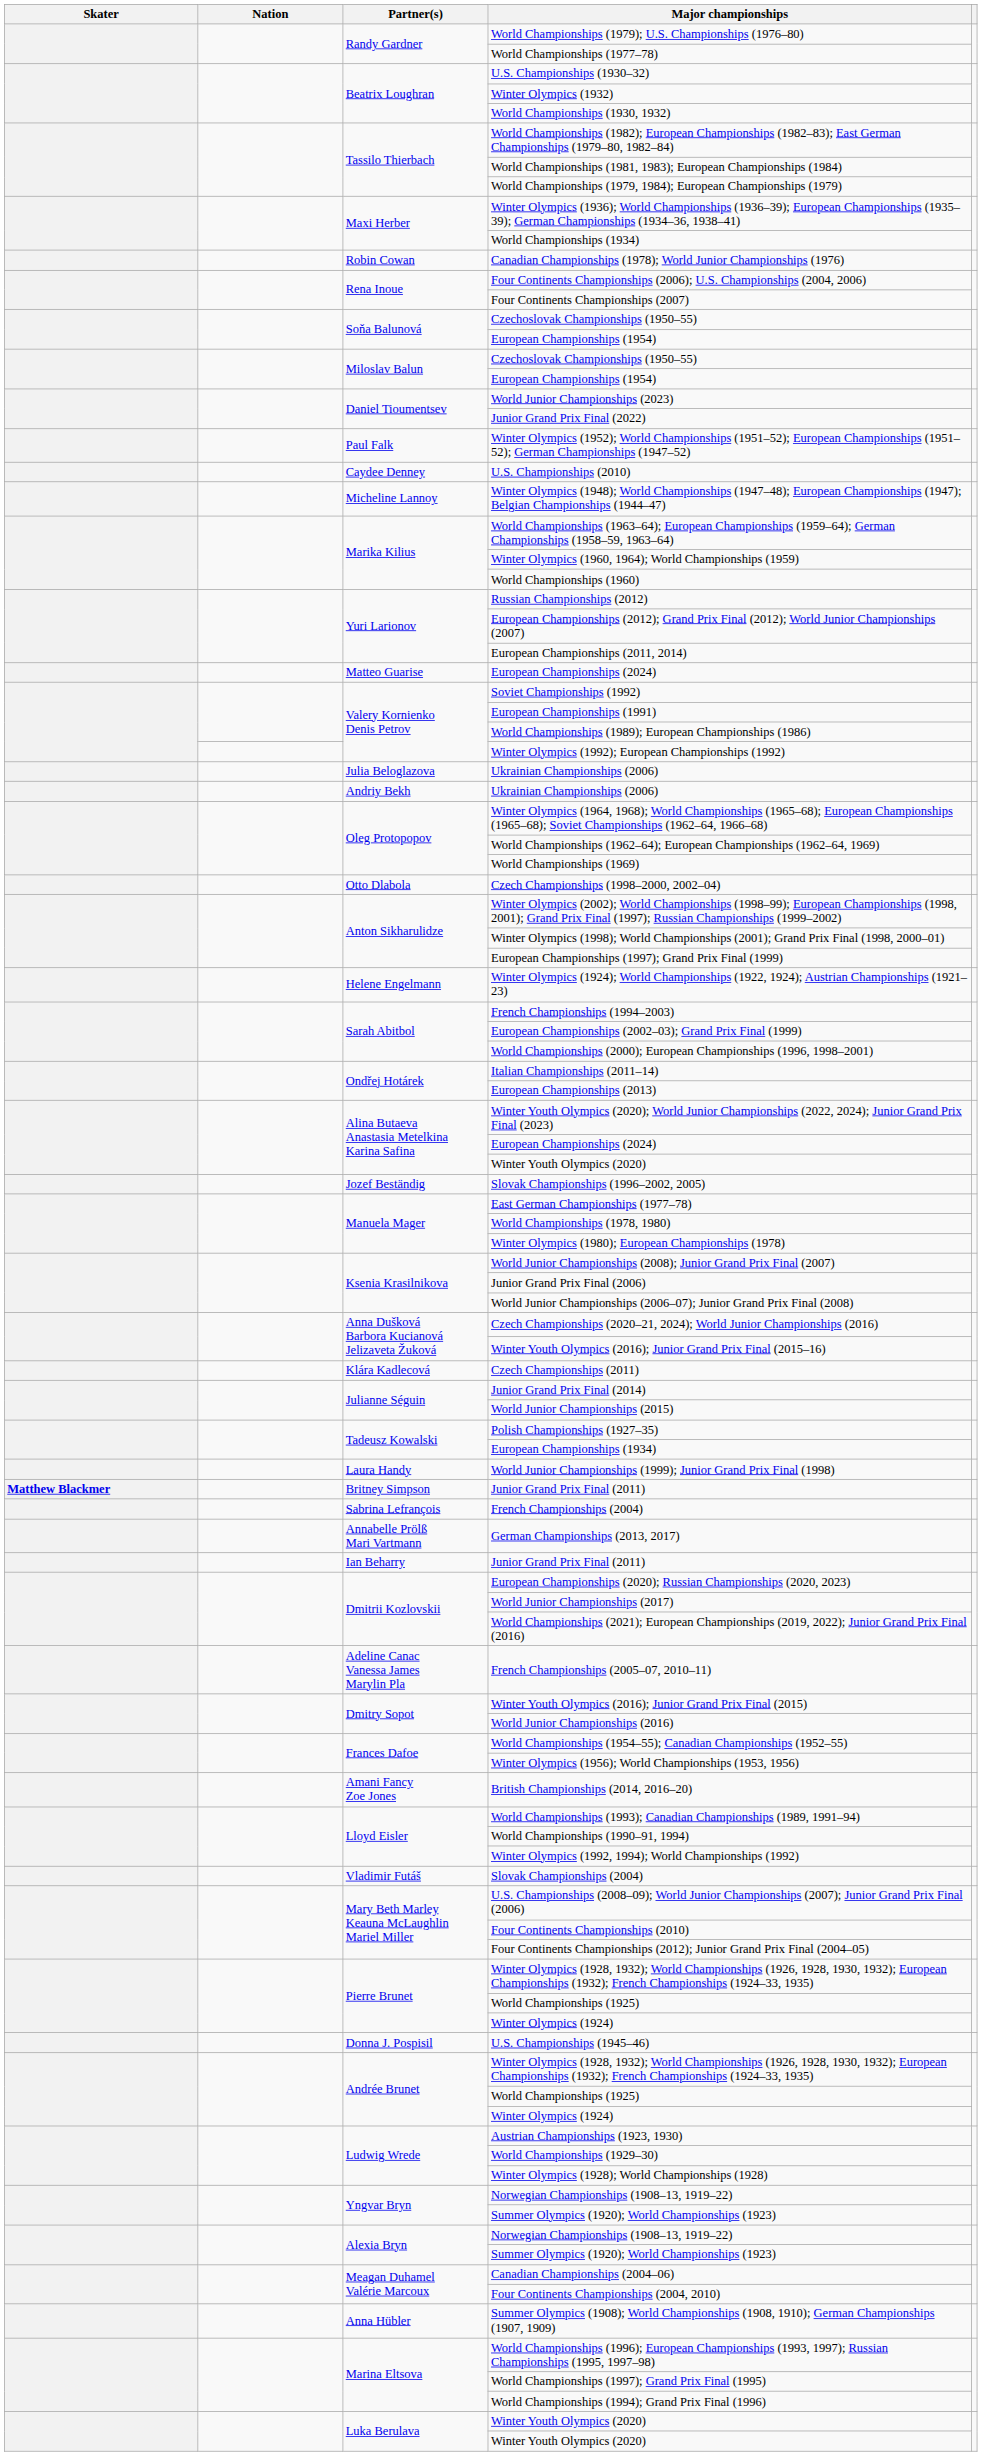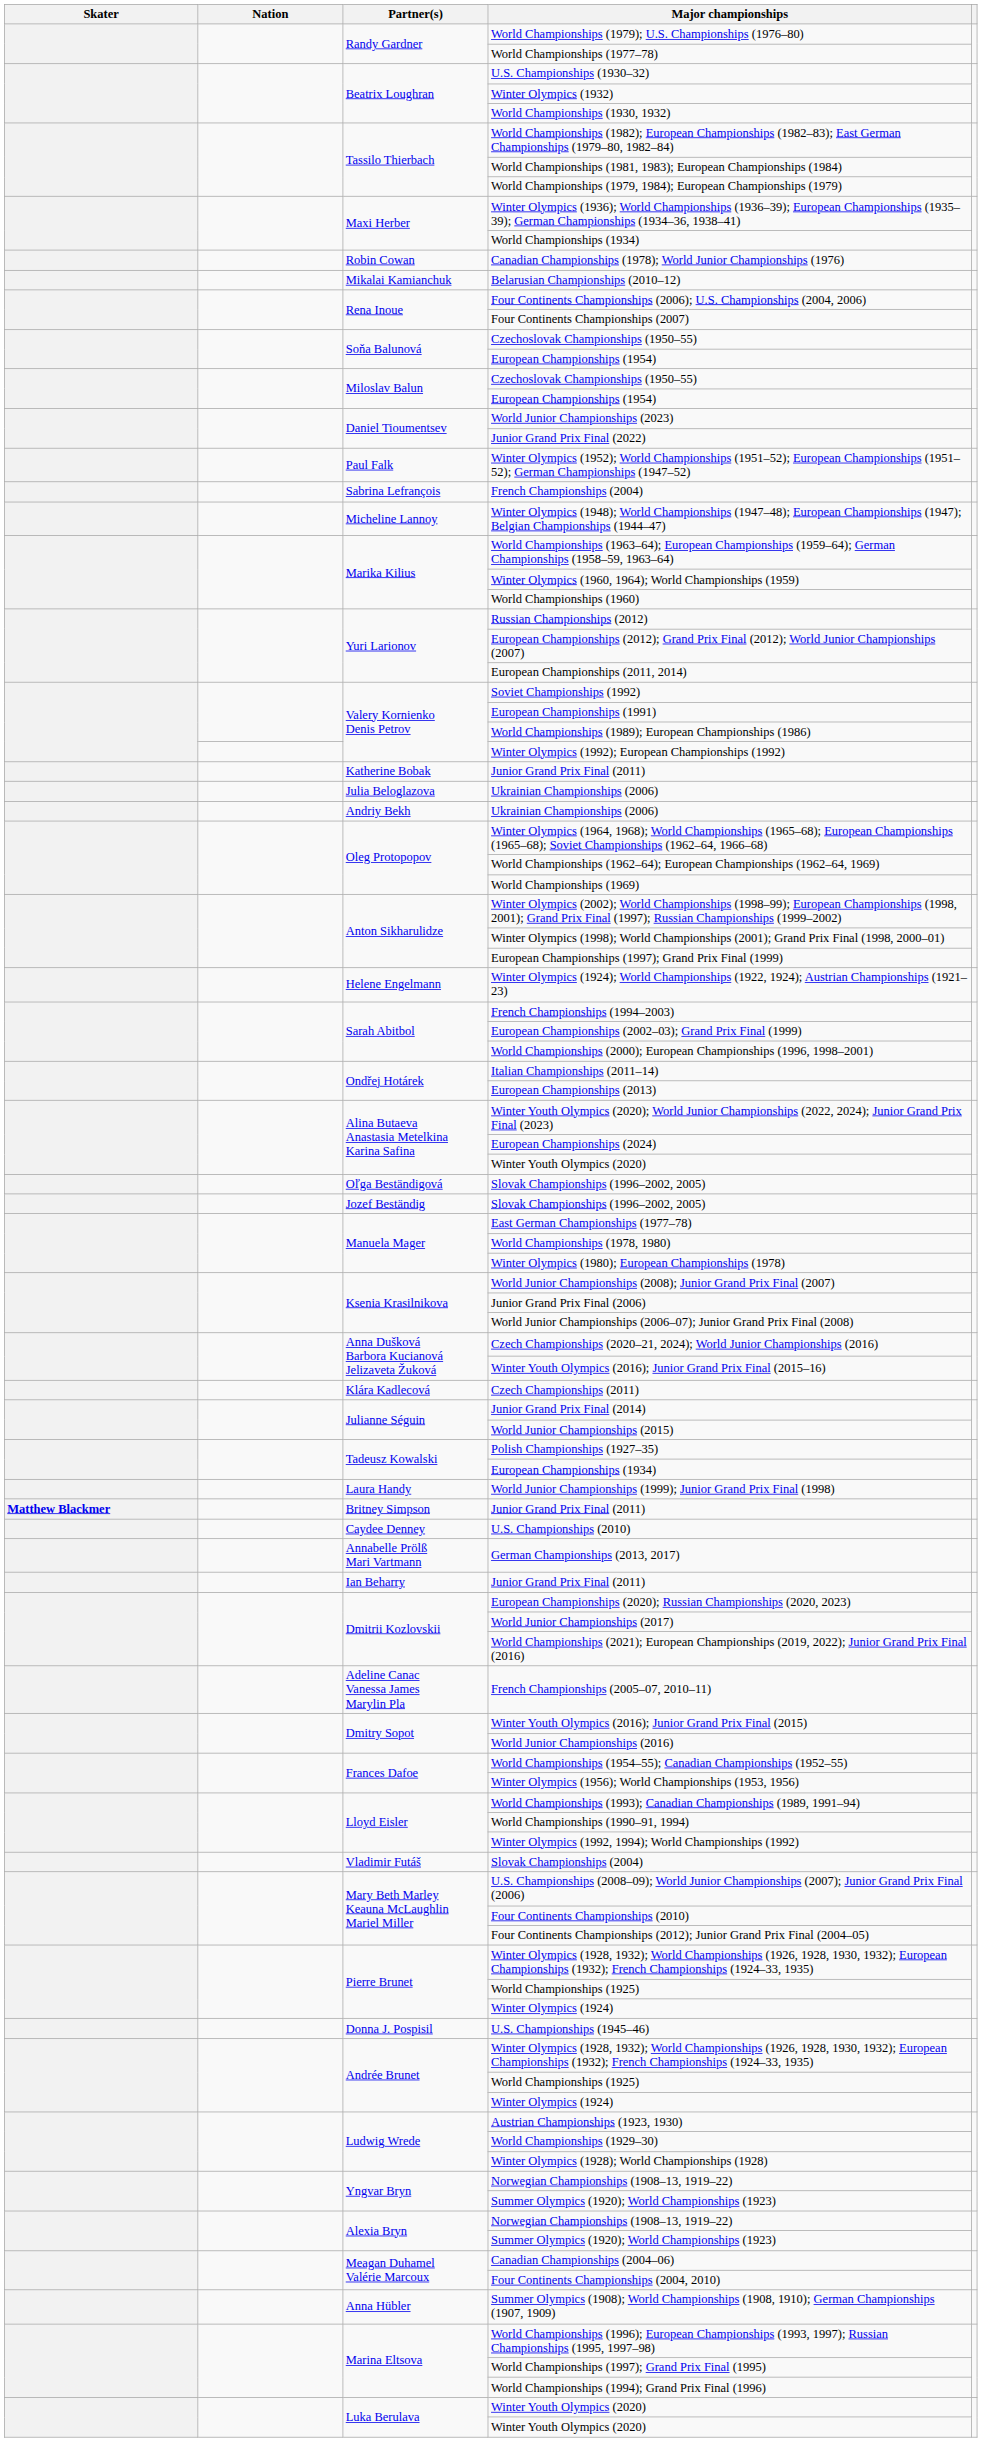+ row: (399, 279)
rows swapped: (385, 472) <-> (393, 1508)
- row: (384, 672)
+ row: (388, 771)
- row: (378, 884)
+ row: (394, 1184)
- row: (380, 1789)
